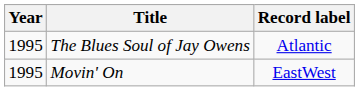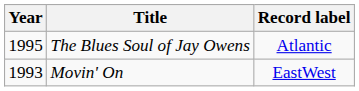(26, 72) 1995 -> (26, 72) 1993
